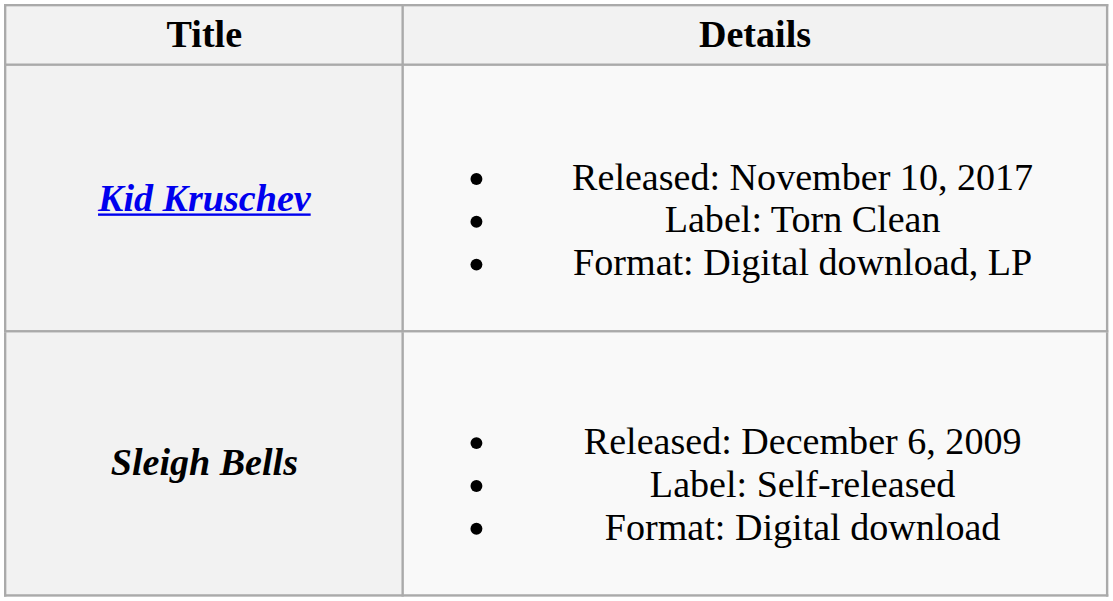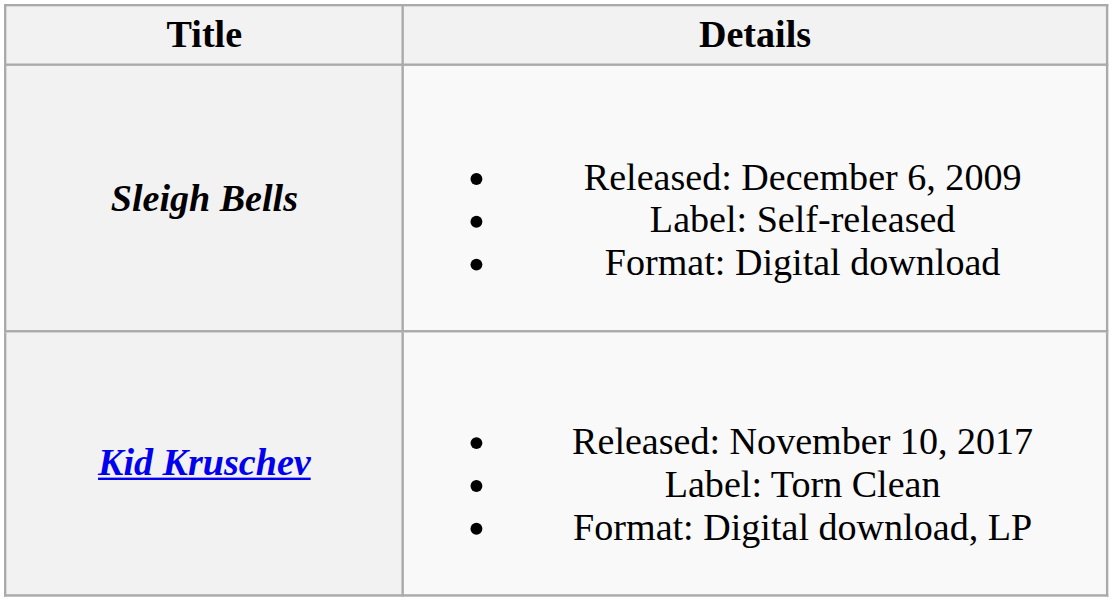rows swapped: (204, 462) <-> (204, 197)
